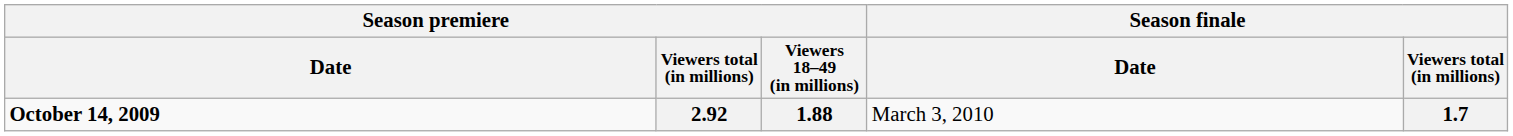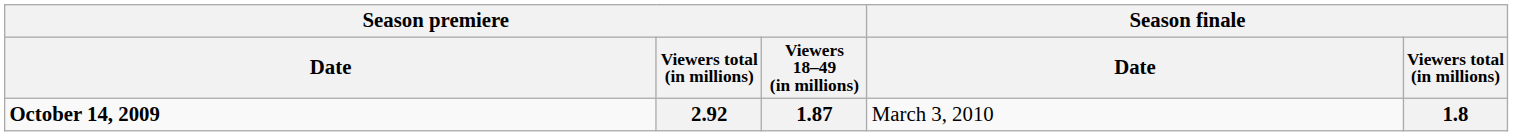(814, 114) 1.88 -> (814, 114) 1.87
(1455, 114) 1.7 -> (1455, 114) 1.8
